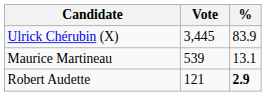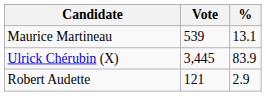rows swapped: (63, 36) <-> (60, 58)
(241, 79) bold -> (241, 79) normal
